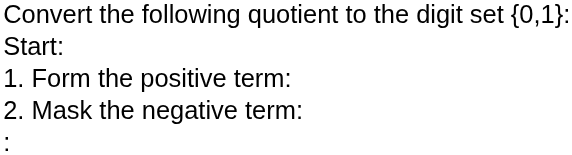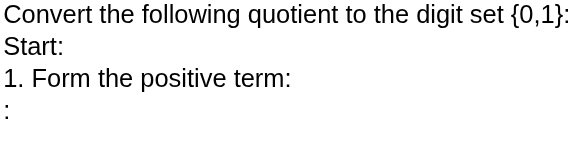- row: (153, 110)
